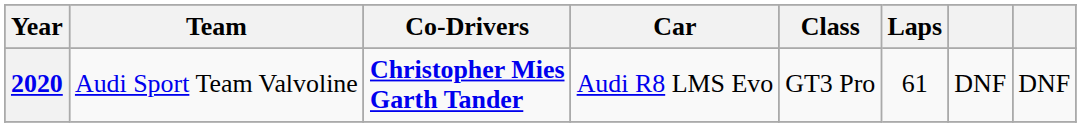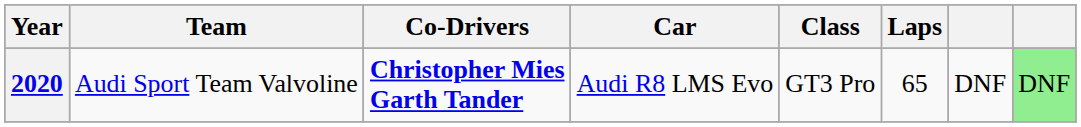(915, 84) 61 -> (915, 84) 65
(1044, 84) no background -> (1044, 84) lightgreen background
